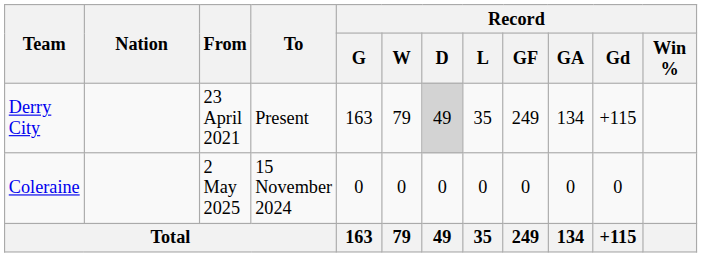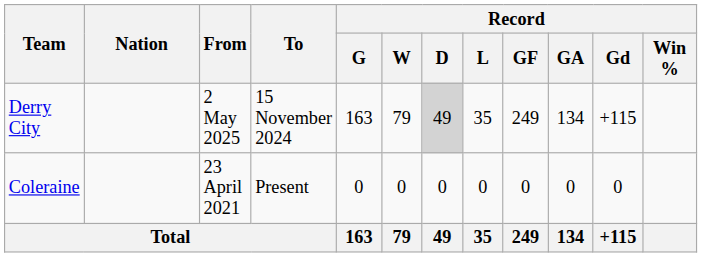(223, 117) 23 April 2021 -> (222, 117) 2 May 2025
(282, 117) Present -> (294, 117) 15 November 2024
(222, 187) 2 May 2025 -> (223, 187) 23 April 2021
(294, 187) 15 November 2024 -> (282, 187) Present
